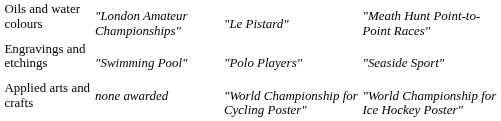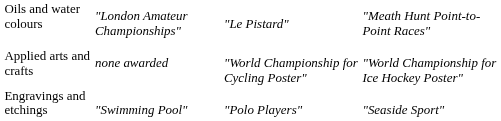rows swapped: (45, 56) <-> (47, 95)
